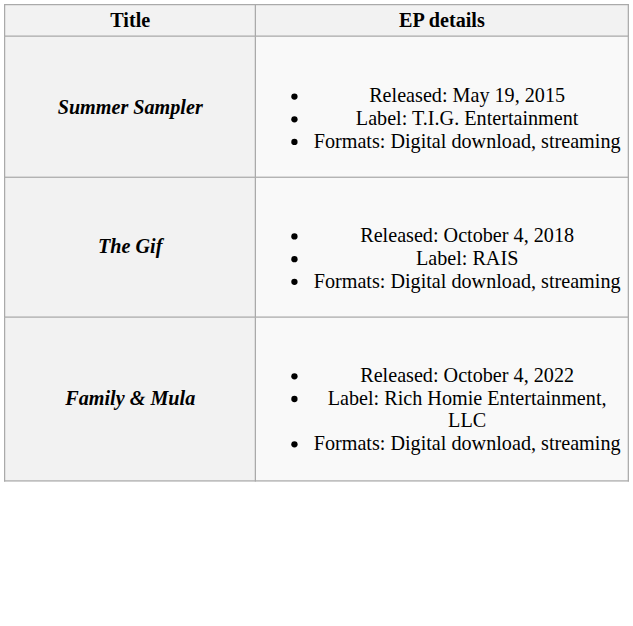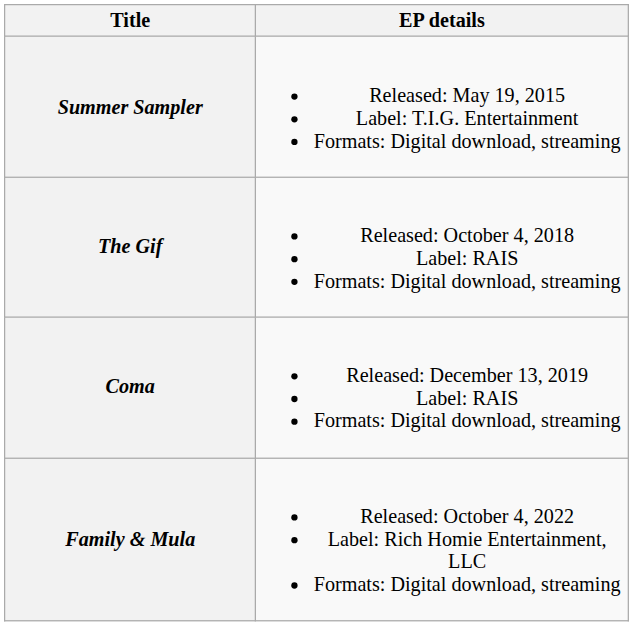+ row: (130, 387)
